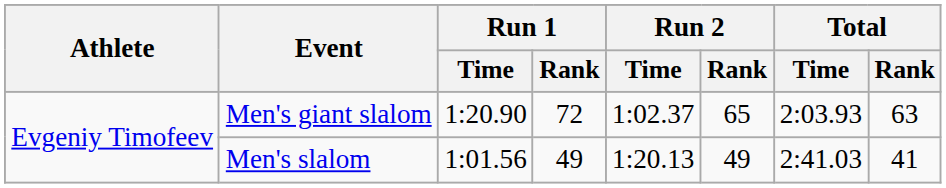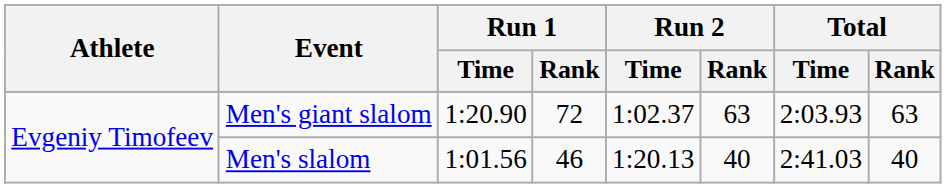(737, 114) 65 -> (737, 114) 63
(569, 159) 49 -> (569, 159) 46
(737, 159) 49 -> (737, 159) 40
(905, 159) 41 -> (905, 159) 40
